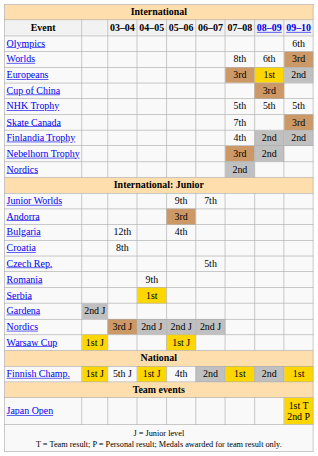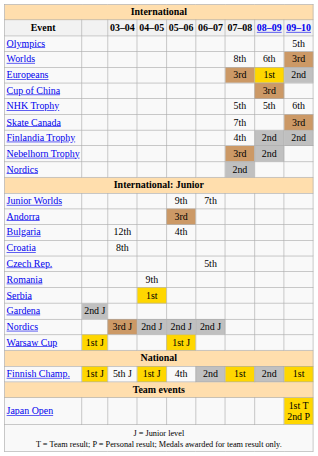(299, 43) 6th -> (299, 43) 5th
(299, 106) 5th -> (299, 106) 6th
